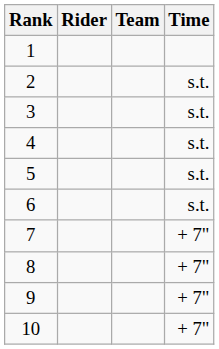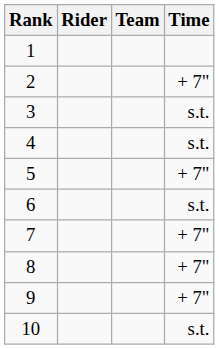(199, 81) s.t. -> (193, 81) + 7"
(199, 174) s.t. -> (193, 174) + 7"
(193, 328) + 7" -> (199, 328) s.t.
